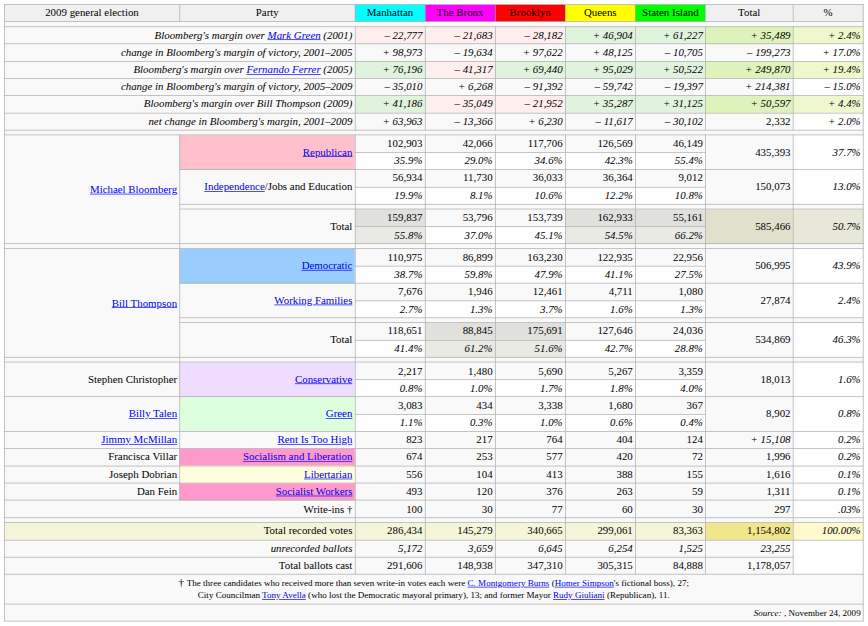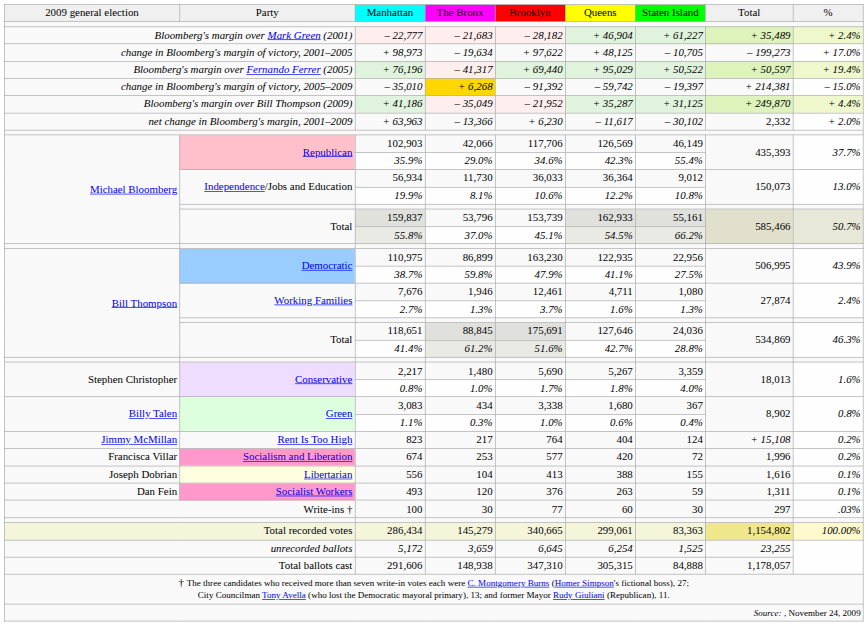(768, 69) + 249,870 -> (771, 69) + 50,597
(475, 87) no background -> (475, 87) gold background
(771, 104) + 50,597 -> (768, 104) + 249,870
